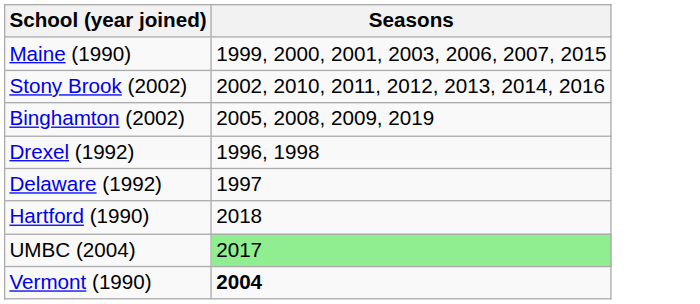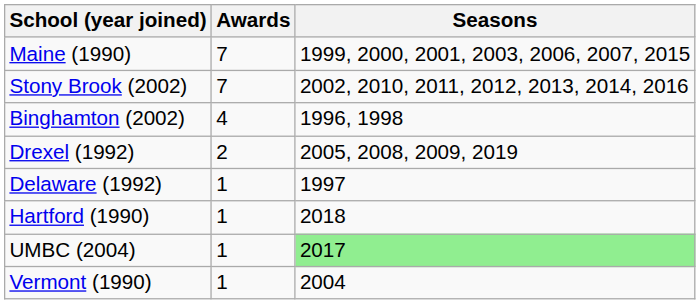+ column: (253, 20)
(325, 119) 2005, 2008, 2009, 2019 -> (352, 119) 1996, 1998
(268, 151) 1996, 1998 -> (409, 151) 2005, 2008, 2009, 2019
(239, 282) bold -> (323, 282) normal
